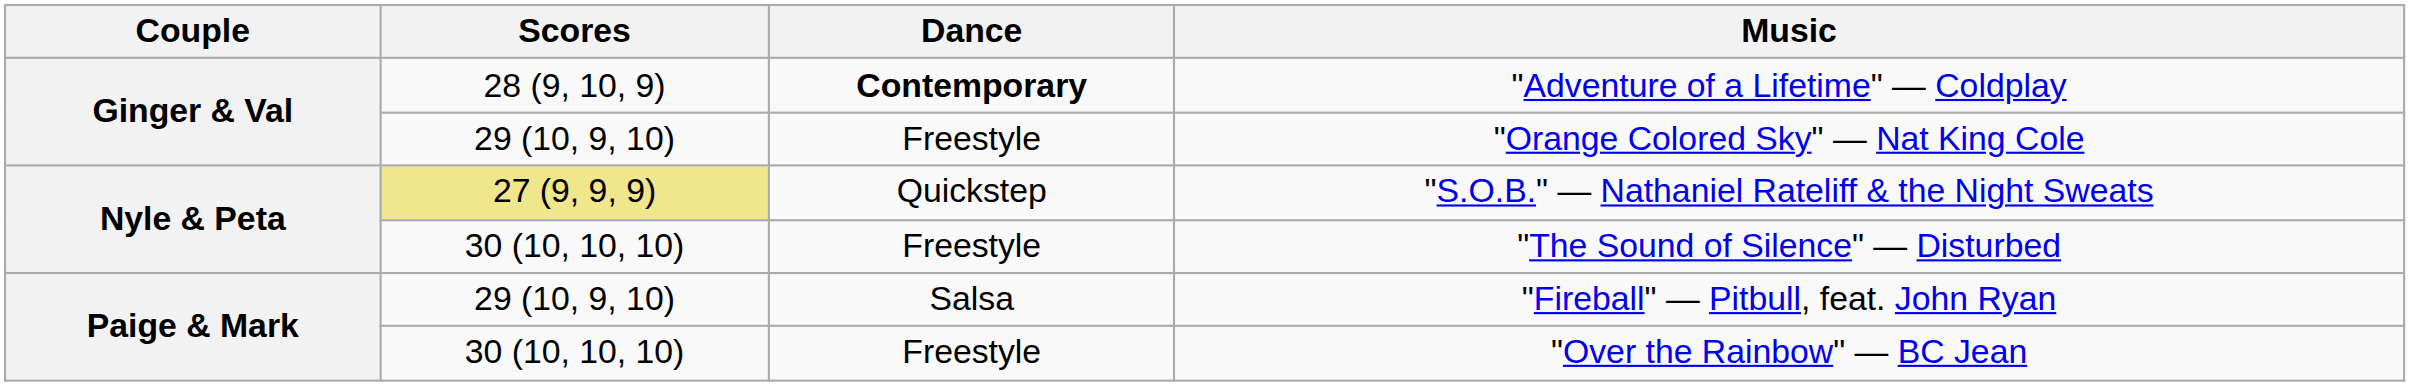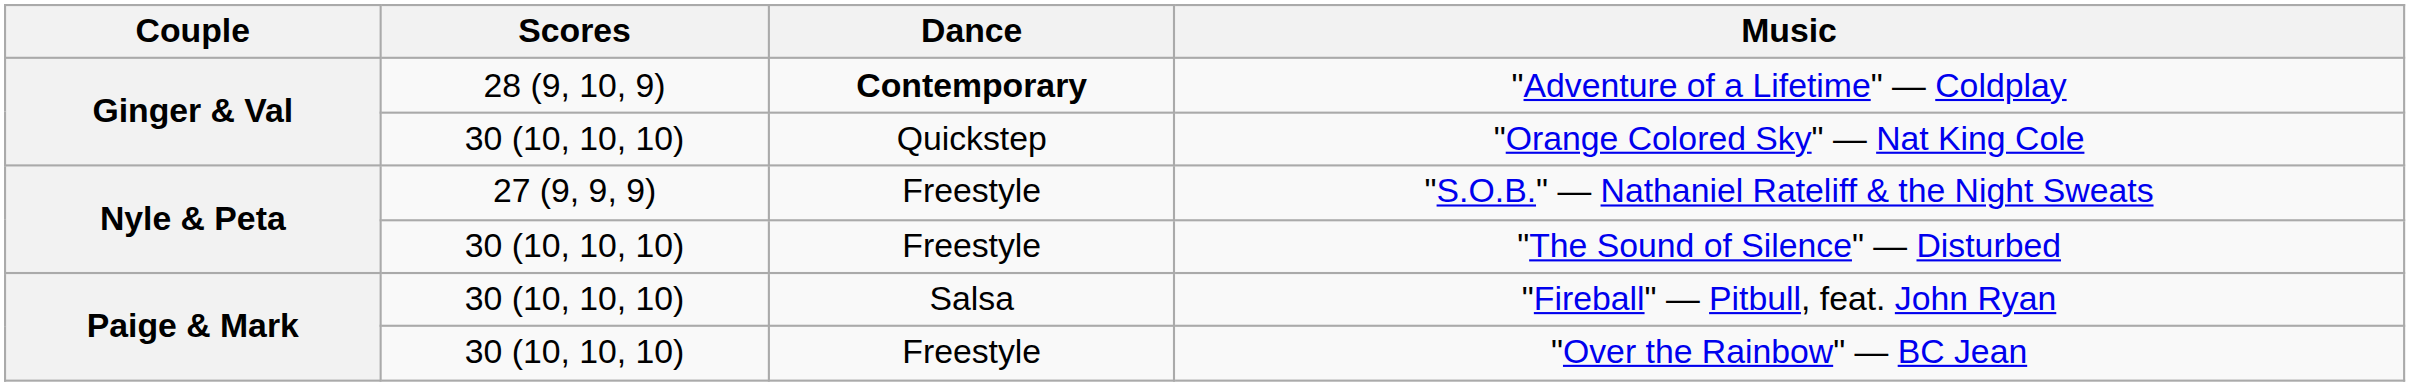(575, 138) 29 (10, 9, 10) -> (575, 138) 30 (10, 10, 10)
(972, 138) Freestyle -> (972, 138) Quickstep
(575, 191) khaki background -> (575, 191) no background
(972, 191) Quickstep -> (972, 191) Freestyle
(575, 298) 29 (10, 9, 10) -> (575, 298) 30 (10, 10, 10)
